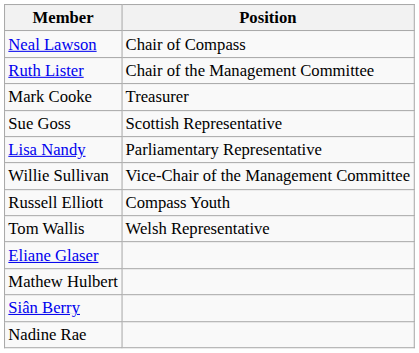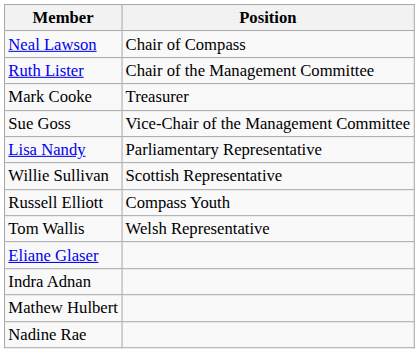(204, 123) Scottish Representative -> (268, 123) Vice-Chair of the Management Committee
(268, 176) Vice-Chair of the Management Committee -> (204, 176) Scottish Representative
+ row: (50, 281)
- row: (44, 307)
